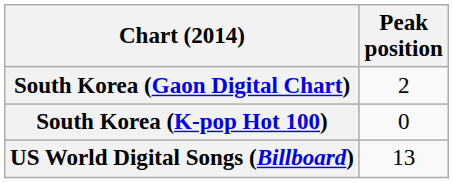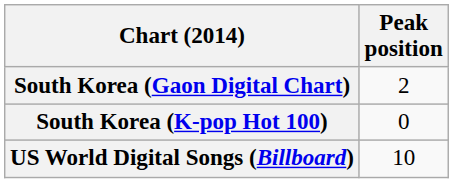(404, 158) 13 -> (404, 158) 10
